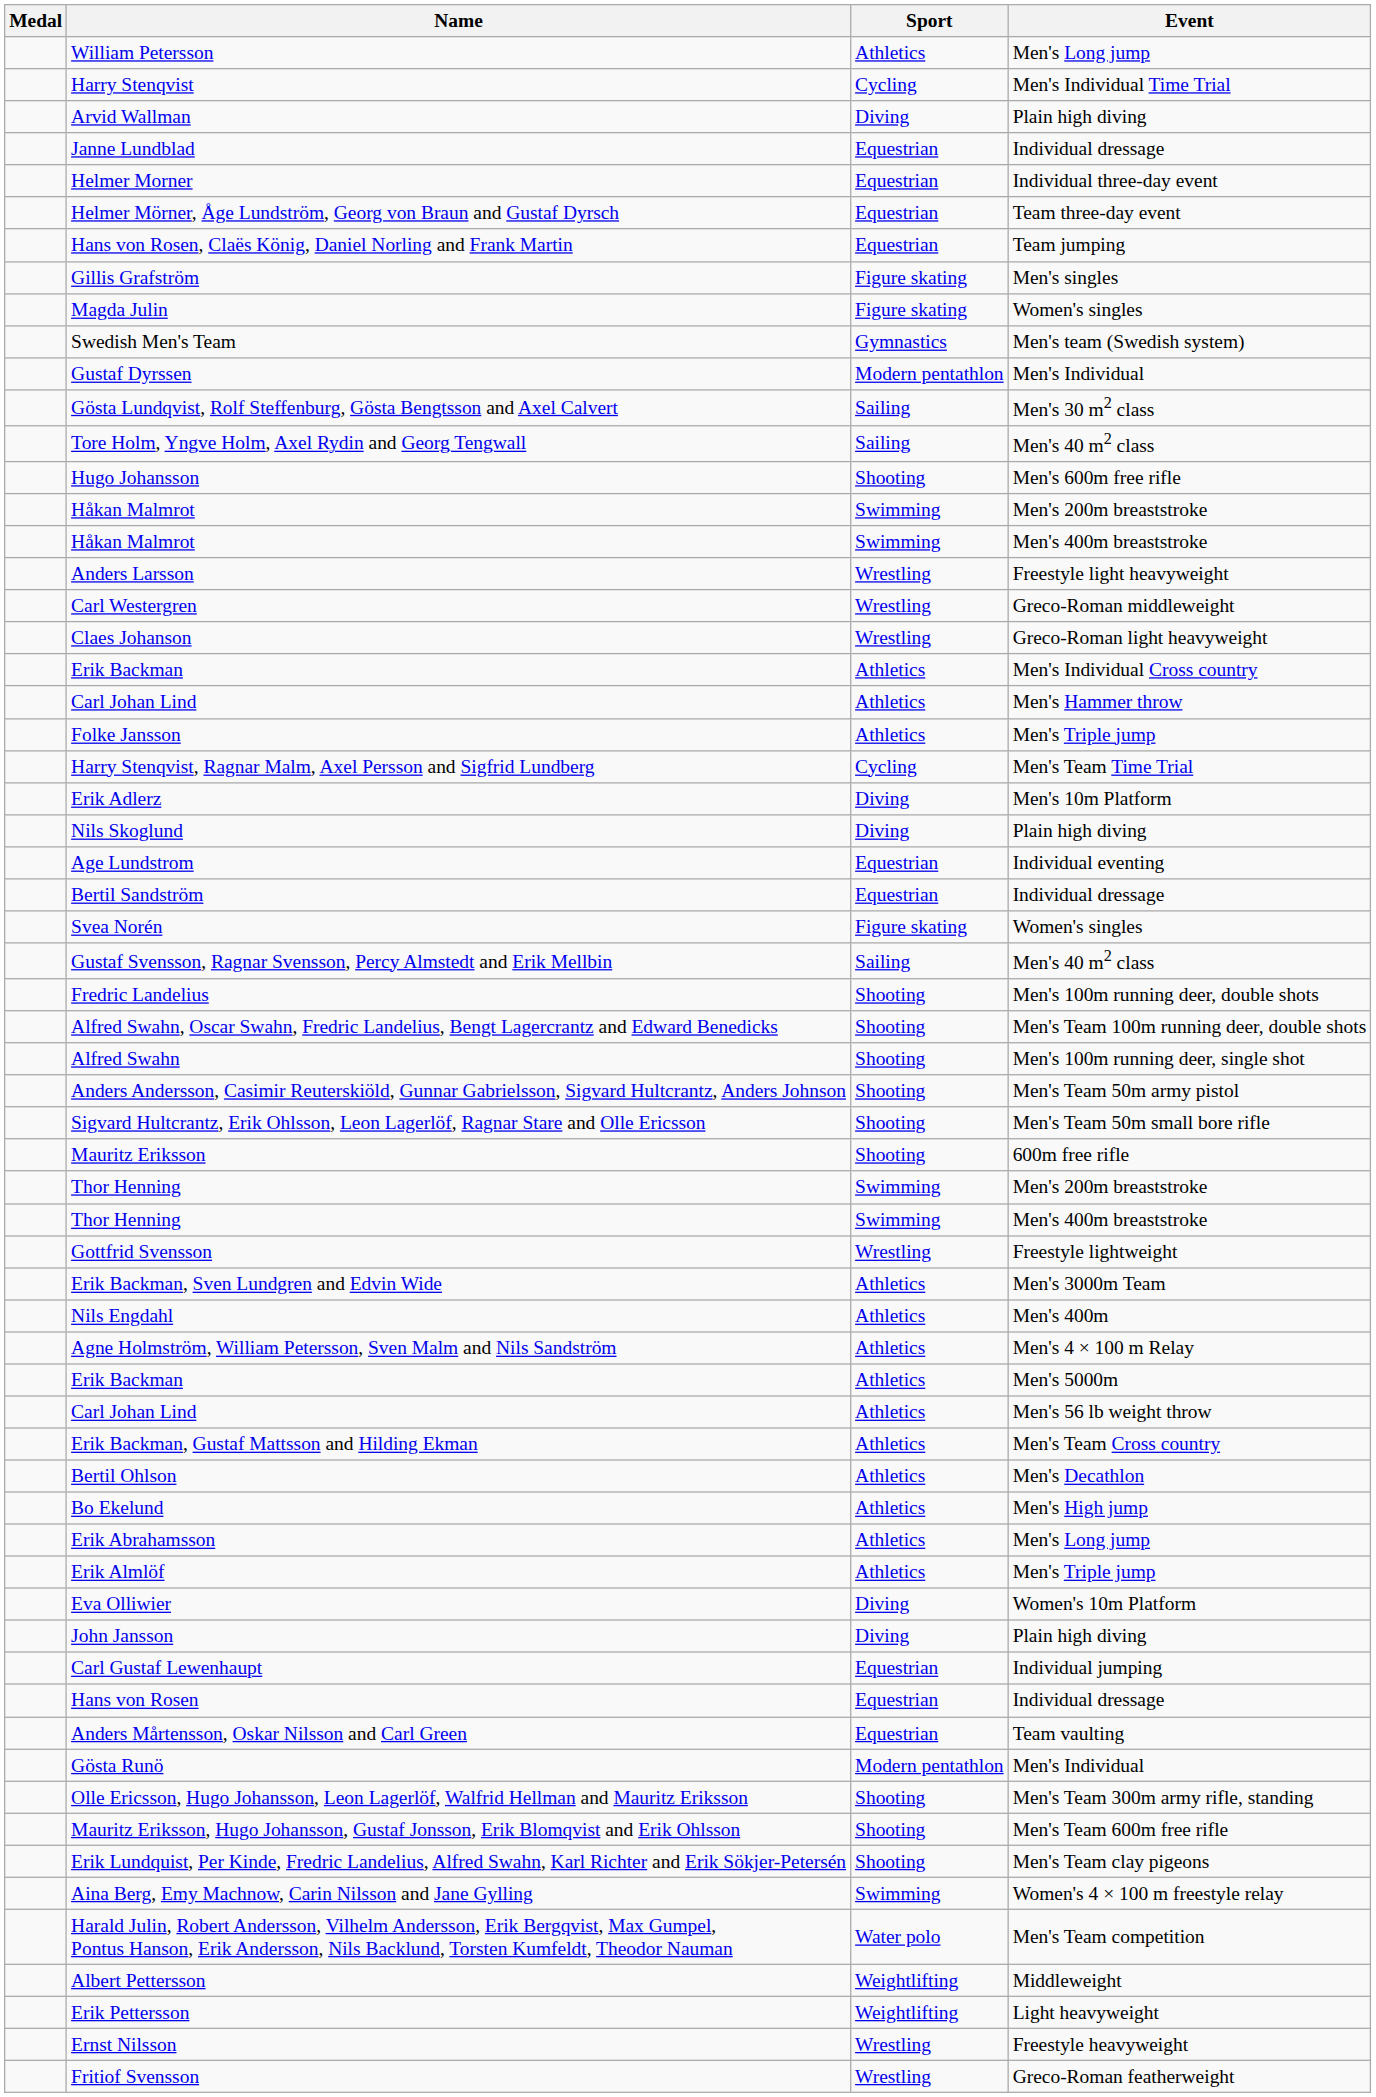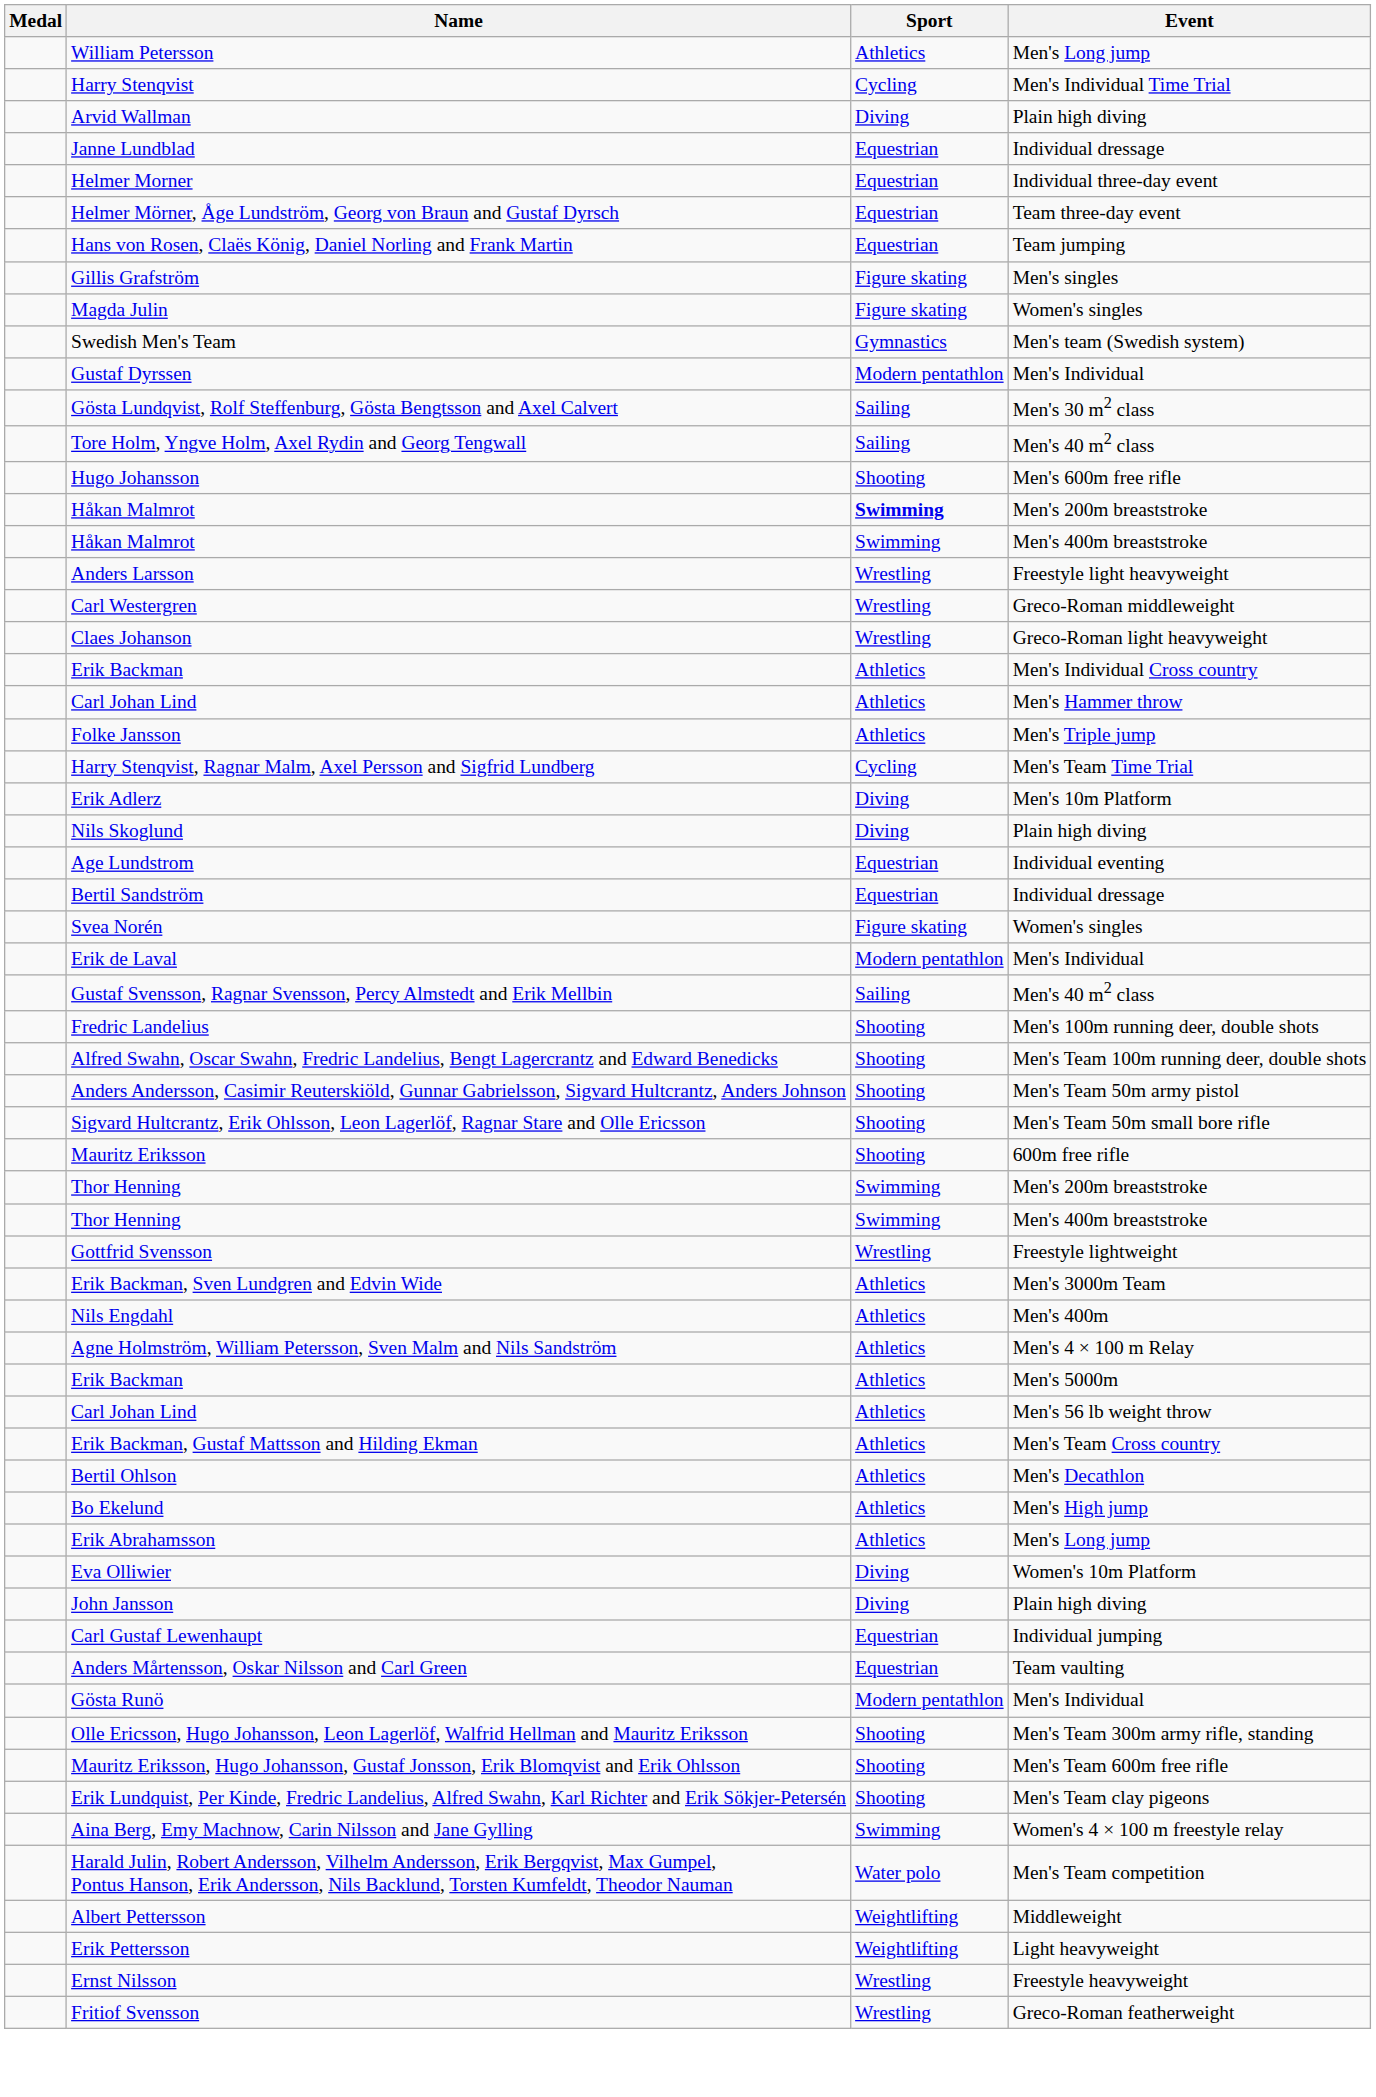(898, 509) normal -> (899, 509) bold
+ row: (124, 958)
- row: (125, 1059)
- row: (118, 1572)
- row: (135, 1700)
